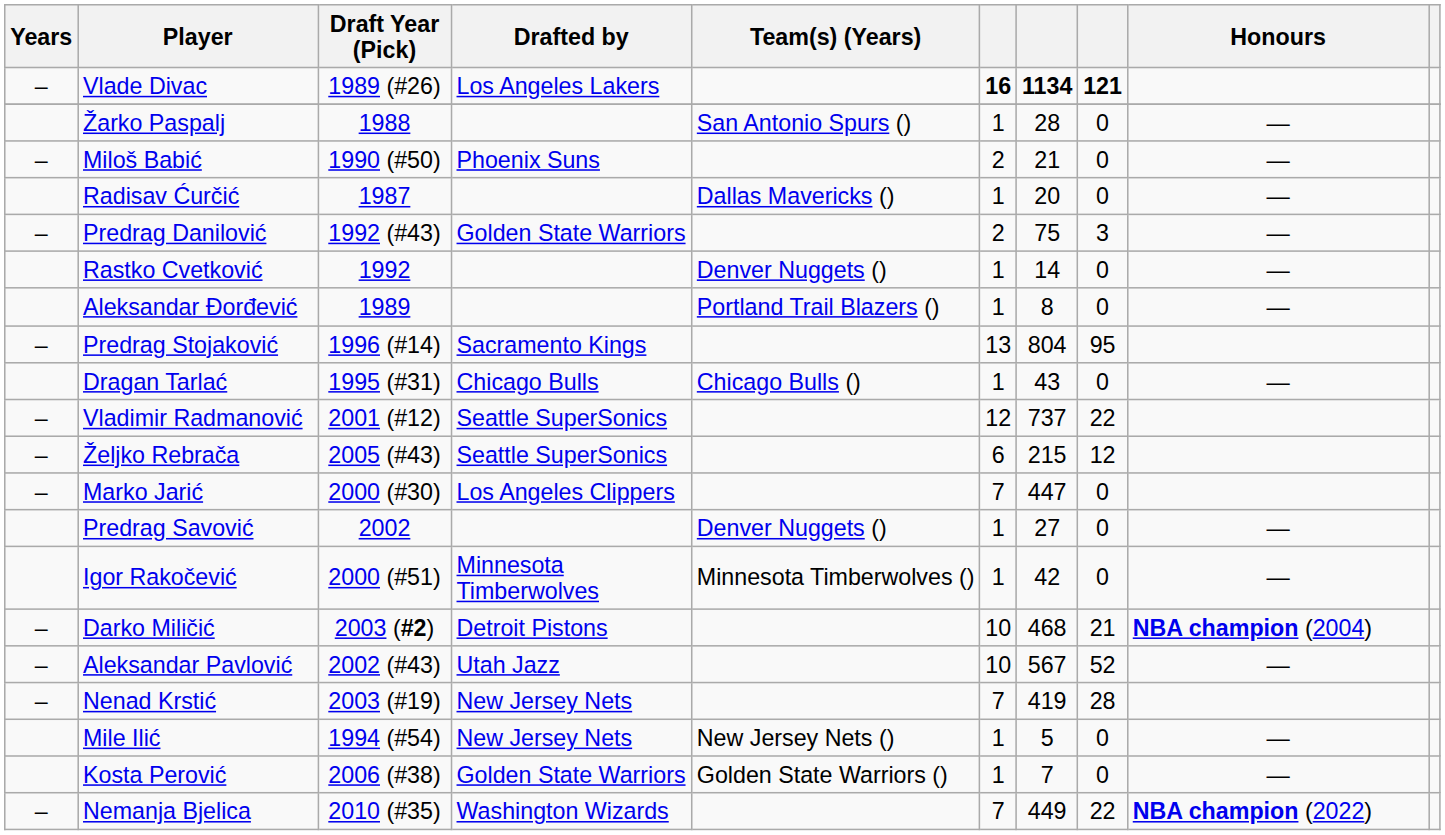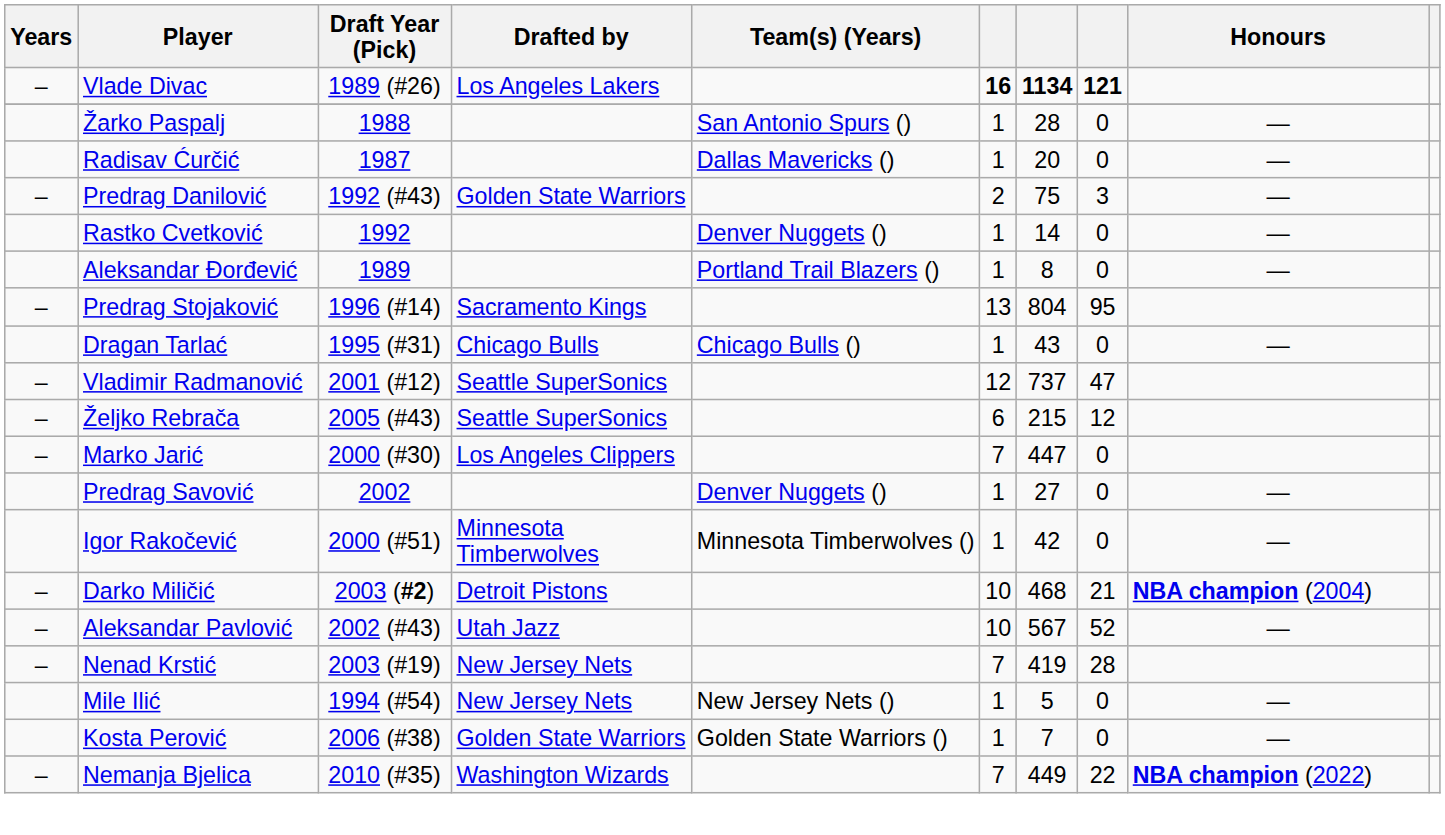- row: (142, 160)
(1103, 418) 22 -> (1103, 381) 47
